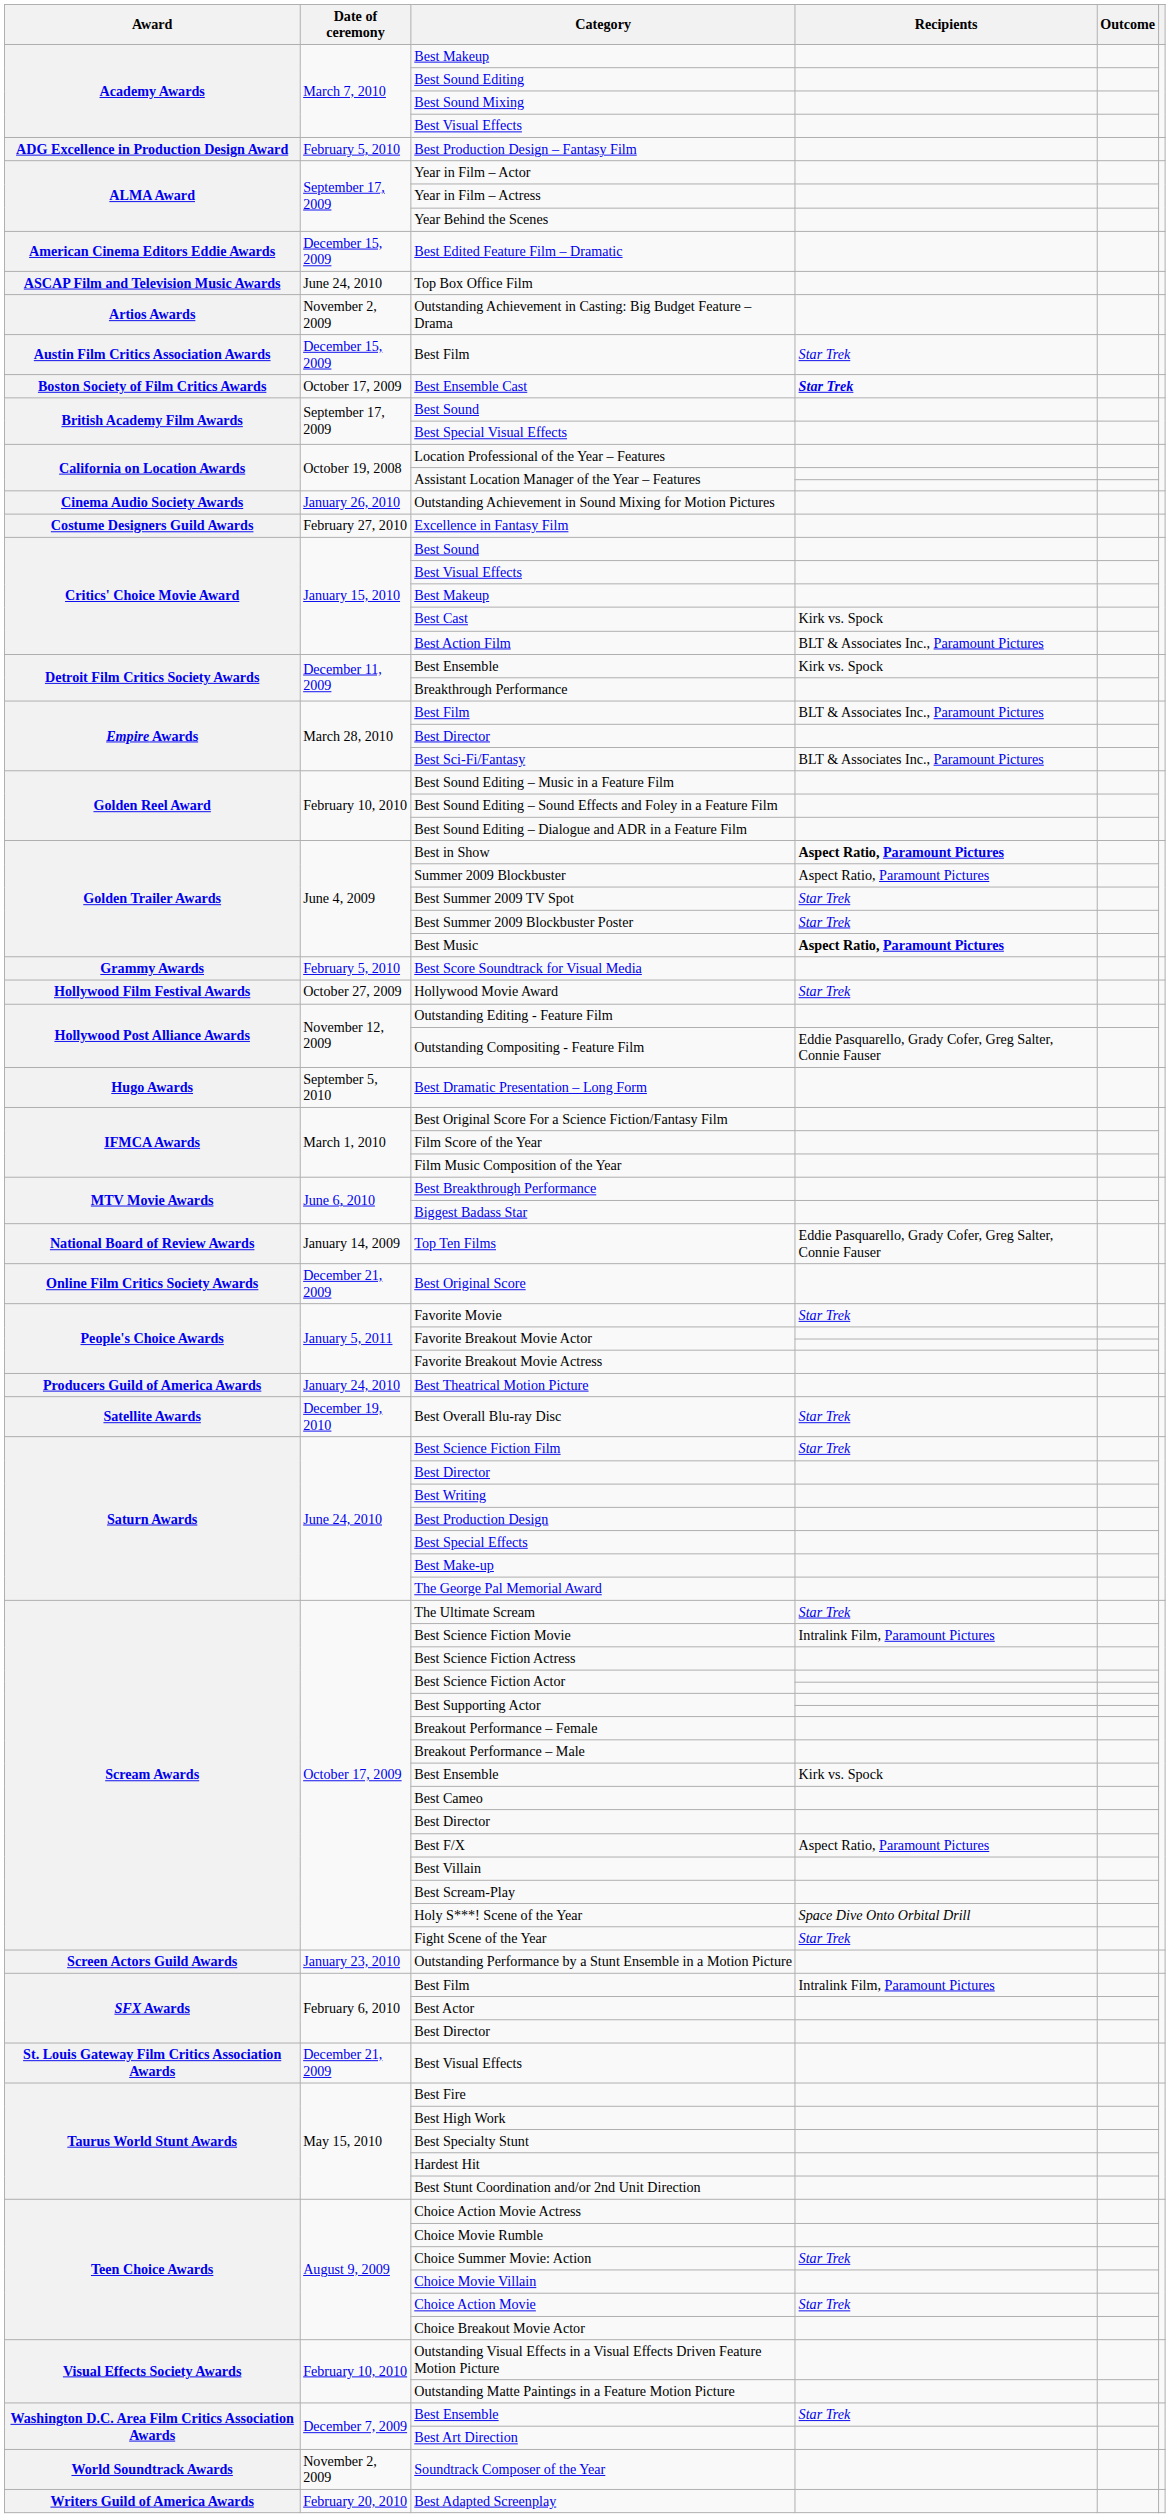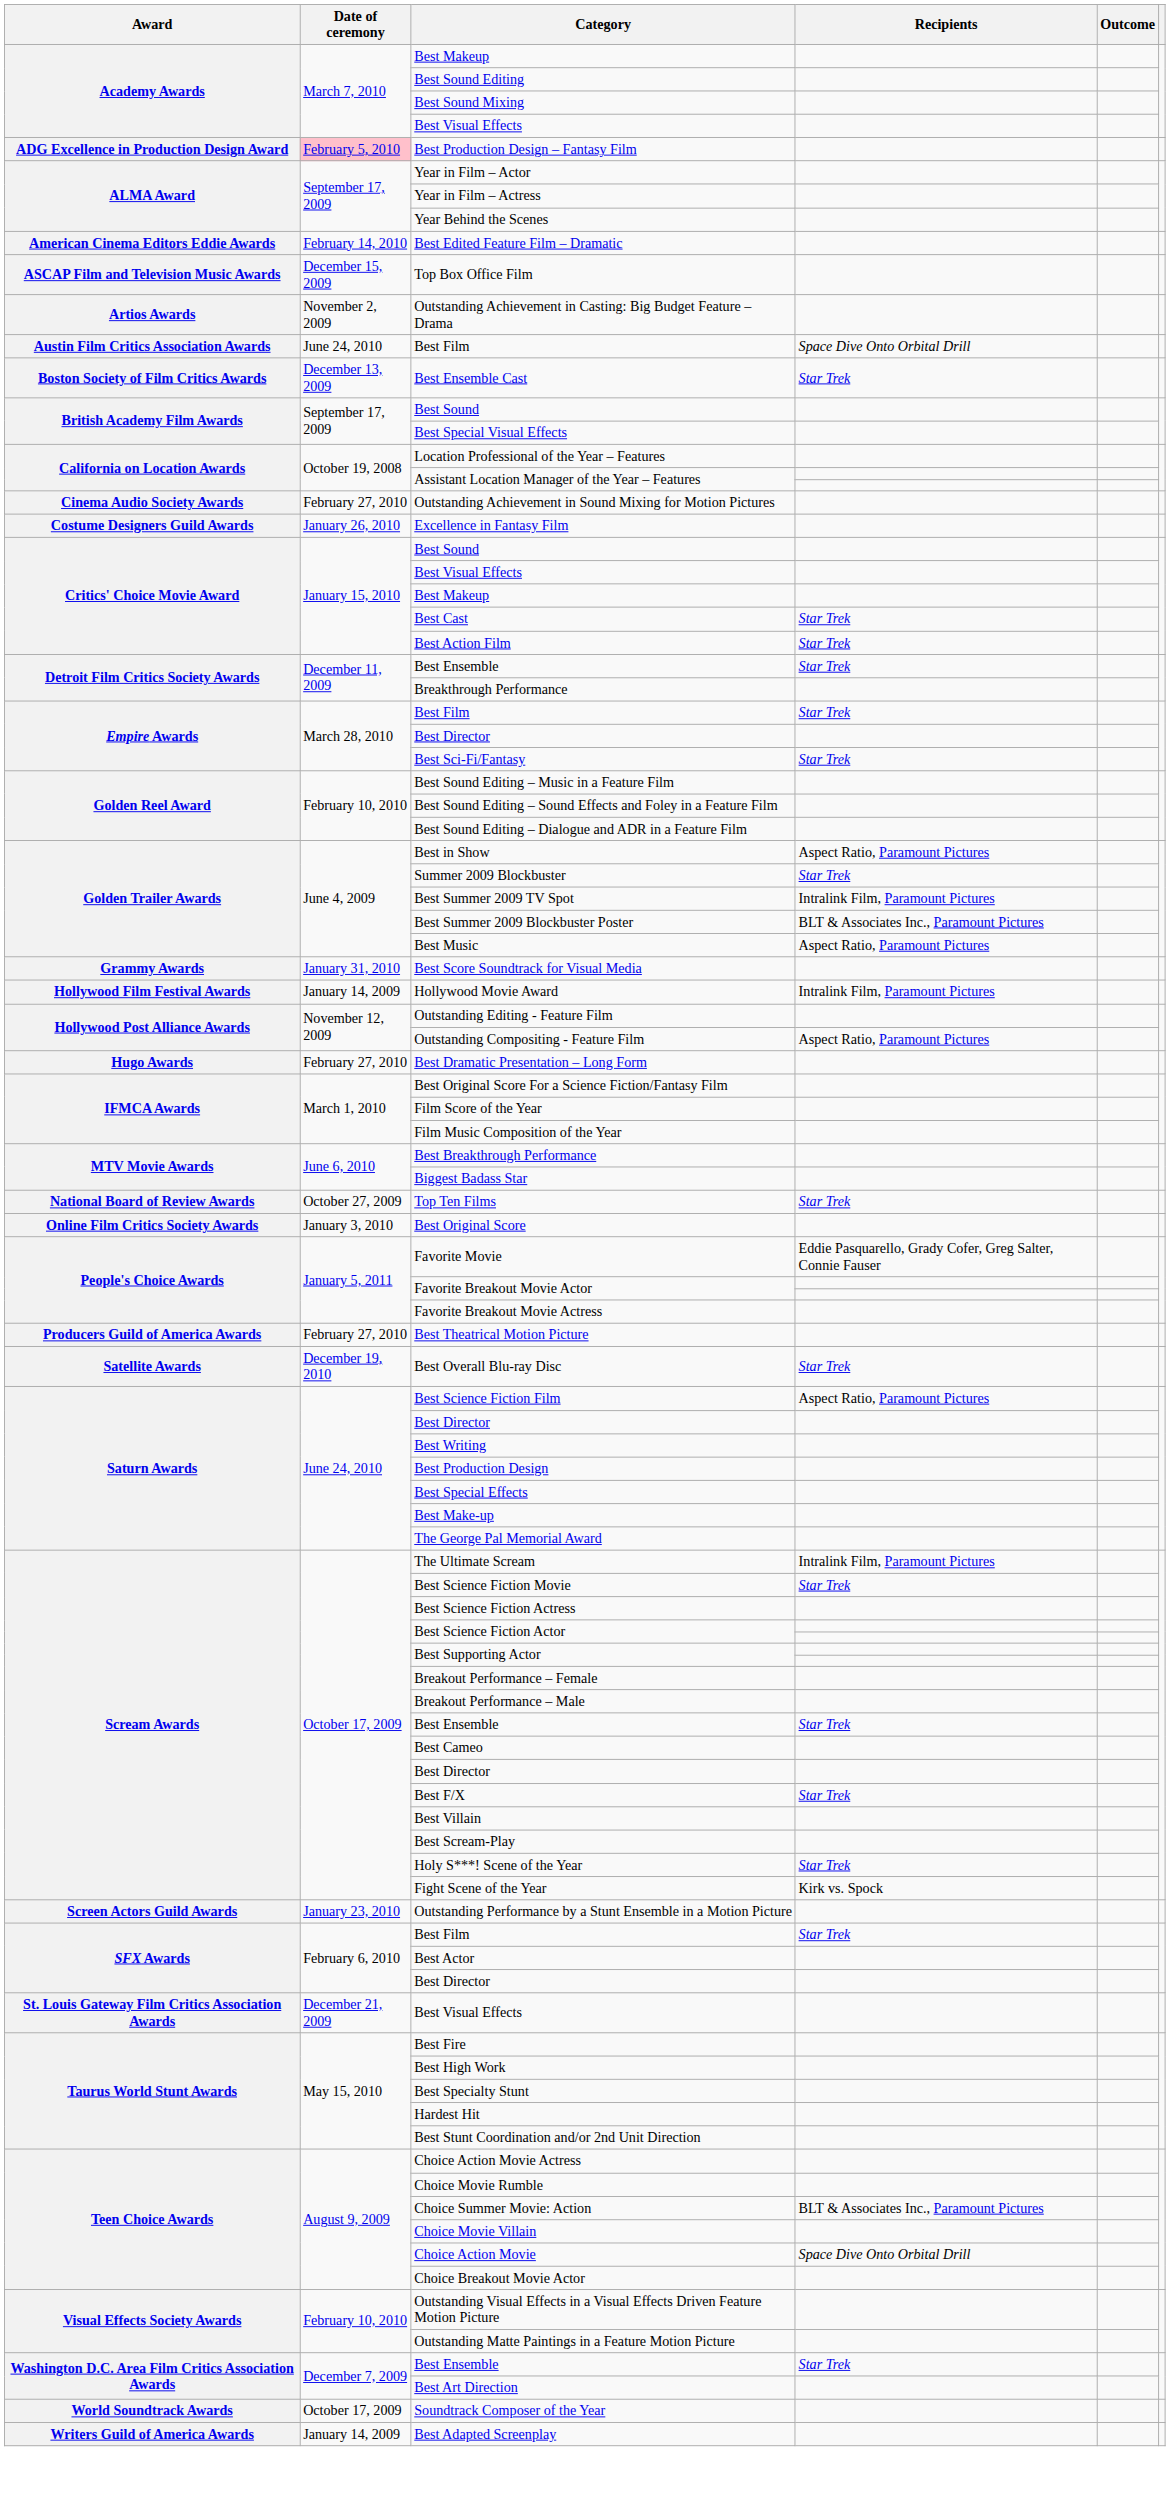(352, 149) no background -> (352, 149) pink background
(343, 251) December 15, 2009 -> (355, 242) February 14, 2010
(343, 282) June 24, 2010 -> (343, 274) December 15, 2009
(343, 354) December 15, 2009 -> (343, 346) June 24, 2010
(824, 354) Star Trek -> (885, 346) Space Dive Onto Orbital Drill
(352, 386) October 17, 2009 -> (343, 377) December 13, 2009
(826, 386) bold -> (824, 377) normal
(352, 502) January 26, 2010 -> (355, 502) February 27, 2010
(355, 526) February 27, 2010 -> (352, 526) January 26, 2010
(841, 619) Kirk vs. Spock -> (824, 619) Star Trek
(921, 642) BLT & Associates Inc., Paramount Pictures -> (824, 642) Star Trek
(841, 666) Kirk vs. Spock -> (824, 666) Star Trek
(921, 712) BLT & Associates Inc., Paramount Pictures -> (824, 712) Star Trek
(921, 759) BLT & Associates Inc., Paramount Pictures -> (824, 759) Star Trek
(901, 852) bold -> (894, 852) normal
(894, 875) Aspect Ratio, Paramount Pictures -> (824, 875) Star Trek
(824, 899) Star Trek -> (897, 899) Intralink Film, Paramount Pictures
(824, 922) Star Trek -> (921, 922) BLT & Associates Inc., Paramount Pictures
(901, 945) bold -> (894, 945) normal
(352, 969) February 5, 2010 -> (352, 969) January 31, 2010
(352, 992) October 27, 2009 -> (352, 992) January 14, 2009
(824, 992) Star Trek -> (897, 992) Intralink Film, Paramount Pictures
(926, 1047) Eddie Pasquarello, Grady Cofer, Greg Salter, Connie Fauser -> (894, 1038) Aspect Ratio, Paramount Pictures
(340, 1087) September 5, 2010 -> (355, 1062) February 27, 2010
(352, 1243) January 14, 2009 -> (352, 1202) October 27, 2009
(926, 1243) Eddie Pasquarello, Grady Cofer, Greg Salter, Connie Fauser -> (824, 1202) Star Trek
(343, 1283) December 21, 2009 -> (348, 1225) January 3, 2010
(824, 1315) Star Trek -> (926, 1257) Eddie Pasquarello, Grady Cofer, Greg Salter, Connie Fauser
(352, 1385) January 24, 2010 -> (355, 1335) February 27, 2010
(824, 1448) Star Trek -> (894, 1398) Aspect Ratio, Paramount Pictures
(824, 1612) Star Trek -> (897, 1561) Intralink Film, Paramount Pictures
(897, 1635) Intralink Film, Paramount Pictures -> (824, 1585) Star Trek
(841, 1775) Kirk vs. Spock -> (824, 1725) Star Trek
(894, 1845) Aspect Ratio, Paramount Pictures -> (824, 1794) Star Trek
(885, 1915) Space Dive Onto Orbital Drill -> (824, 1864) Star Trek
(824, 1938) Star Trek -> (841, 1888) Kirk vs. Spock
(897, 1985) Intralink Film, Paramount Pictures -> (824, 1934) Star Trek
(824, 2258) Star Trek -> (921, 2207) BLT & Associates Inc., Paramount Pictures
(824, 2304) Star Trek -> (885, 2254) Space Dive Onto Orbital Drill
(340, 2469) November 2, 2009 -> (352, 2411) October 17, 2009
(355, 2501) February 20, 2010 -> (352, 2434) January 14, 2009
